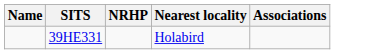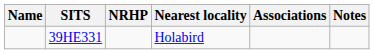+ column: (350, 15)
